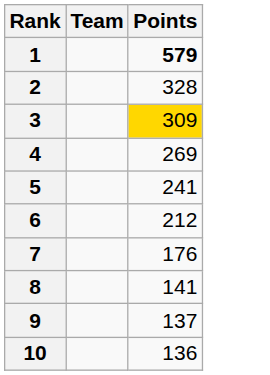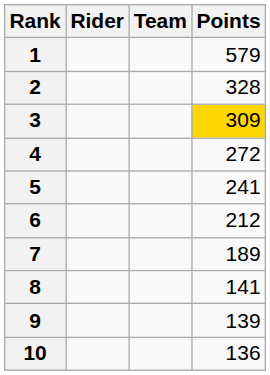+ column: (97, 21)
(180, 54) bold -> (243, 54) normal
(180, 154) 269 -> (243, 154) 272
(180, 253) 176 -> (243, 253) 189
(180, 320) 137 -> (243, 320) 139
